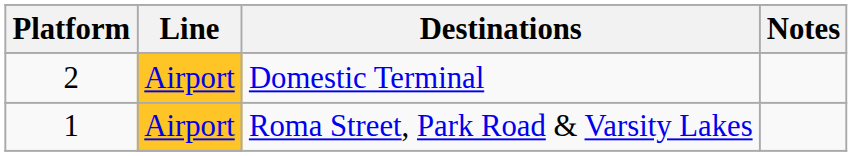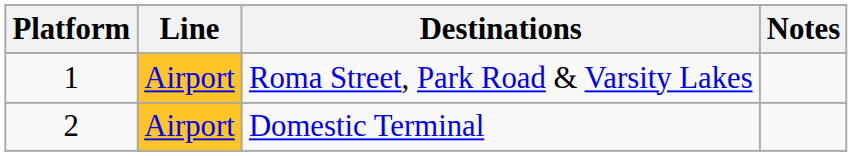rows swapped: (501, 126) <-> (367, 77)
